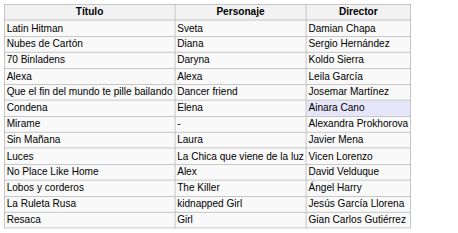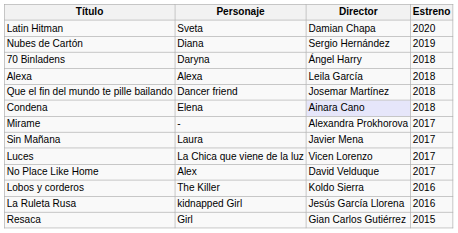+ column: (432, 12)
(336, 60) Koldo Sierra -> (335, 60) Ángel Harry
(335, 188) Ángel Harry -> (336, 188) Koldo Sierra
